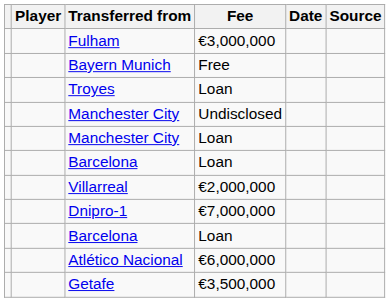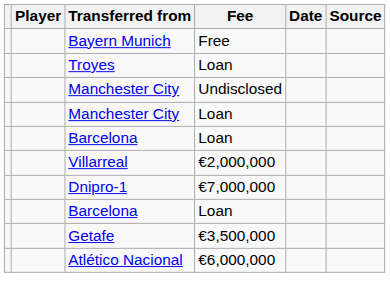- row: (94, 41)
rows swapped: (126, 260) <-> (91, 284)
